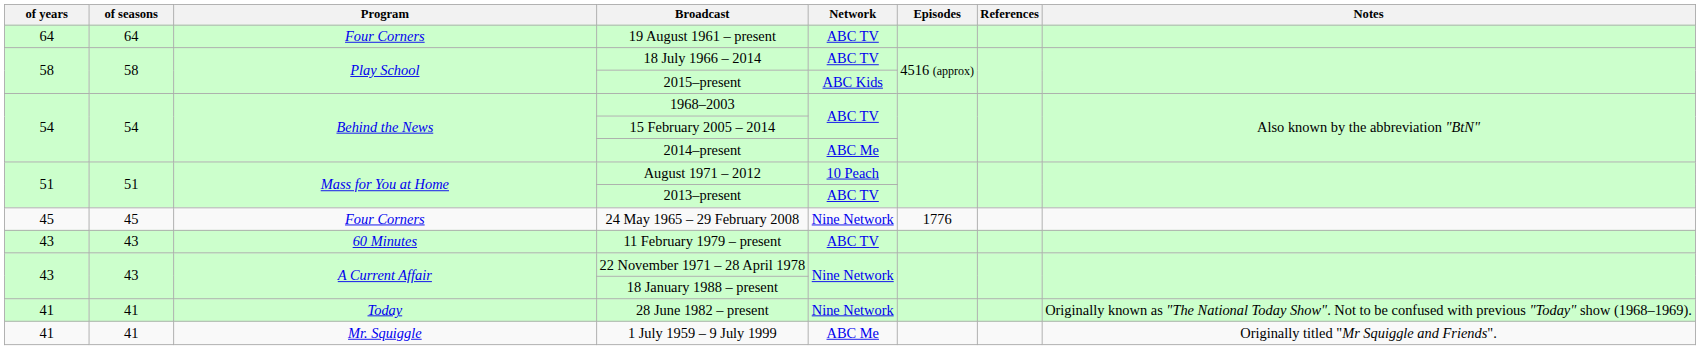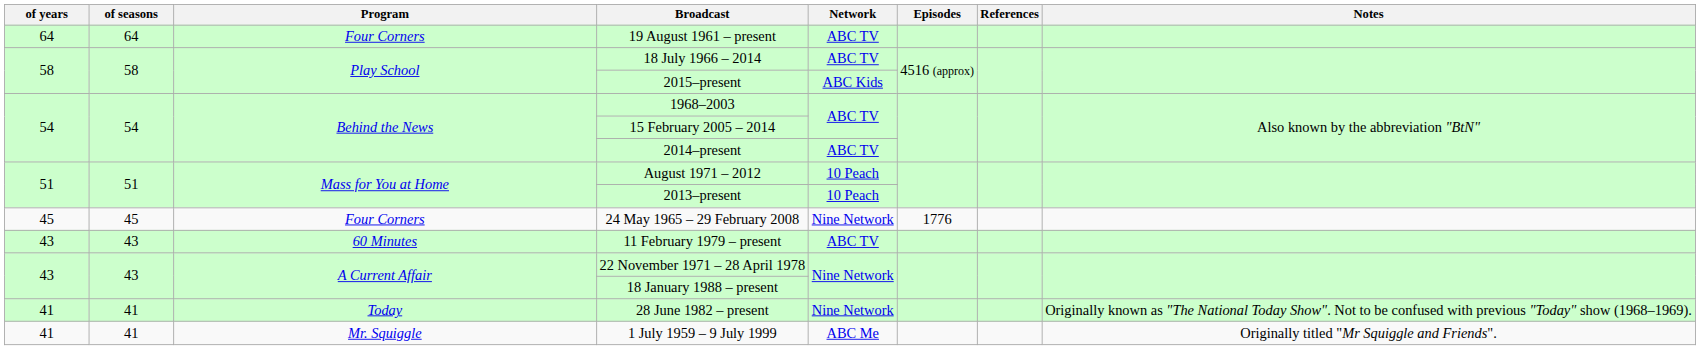(853, 150) ABC Me -> (853, 150) ABC TV
(853, 196) ABC TV -> (853, 196) 10 Peach
